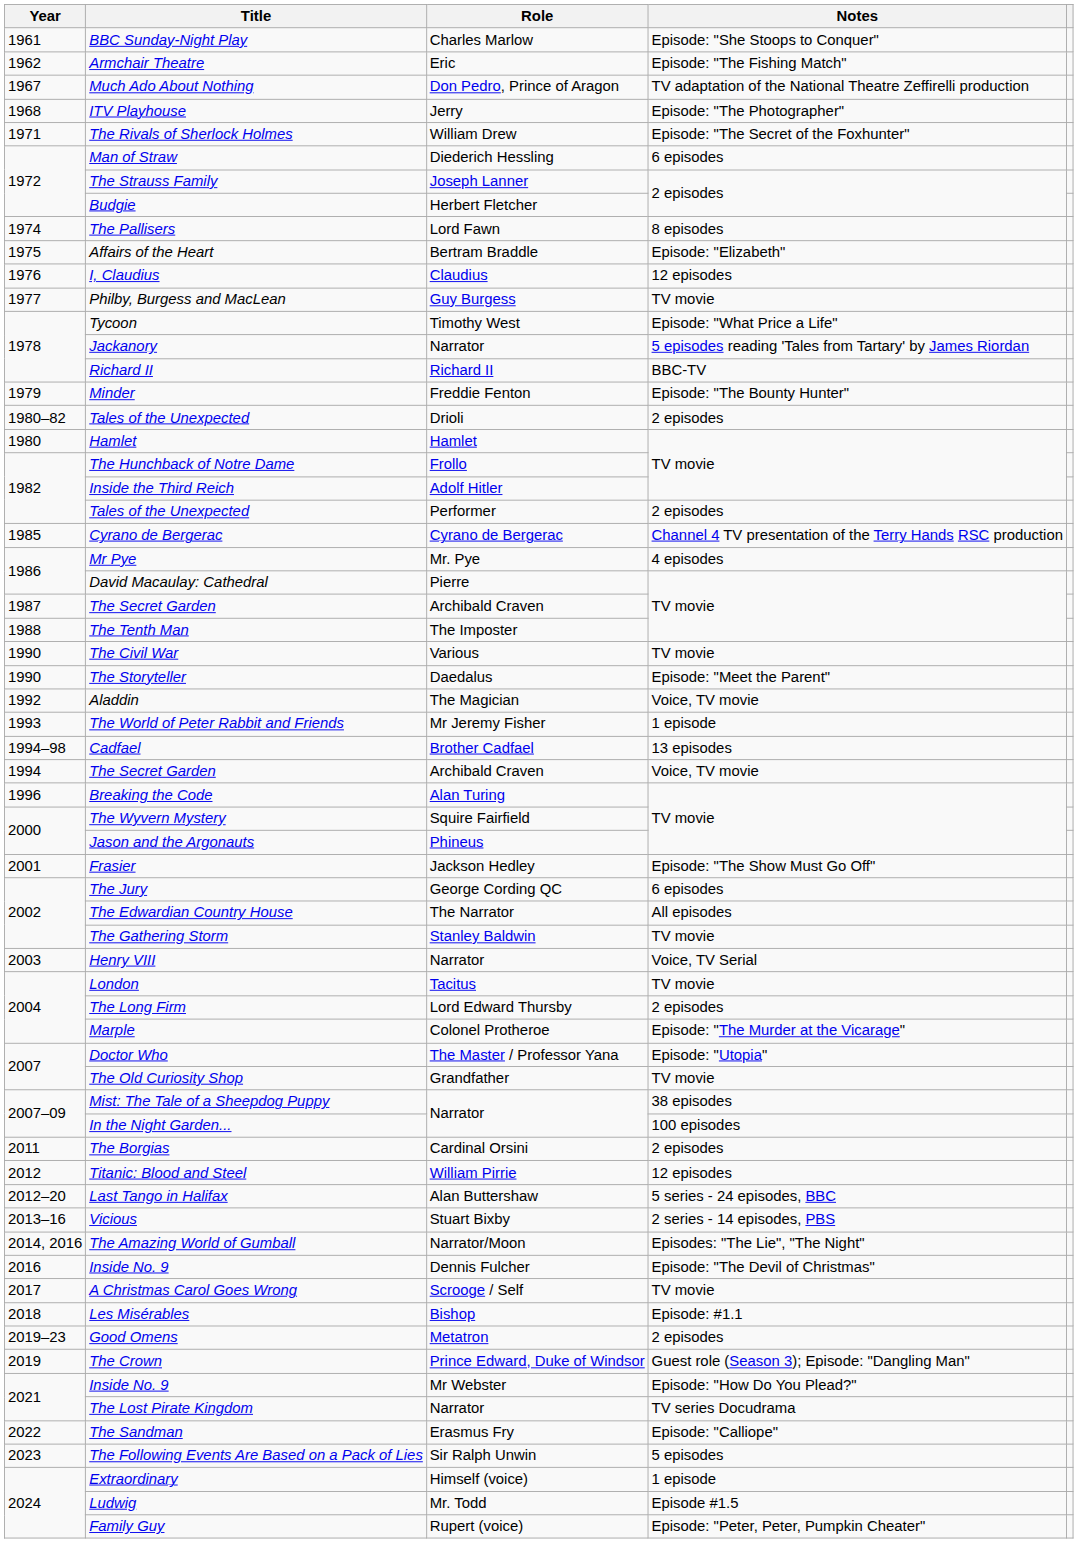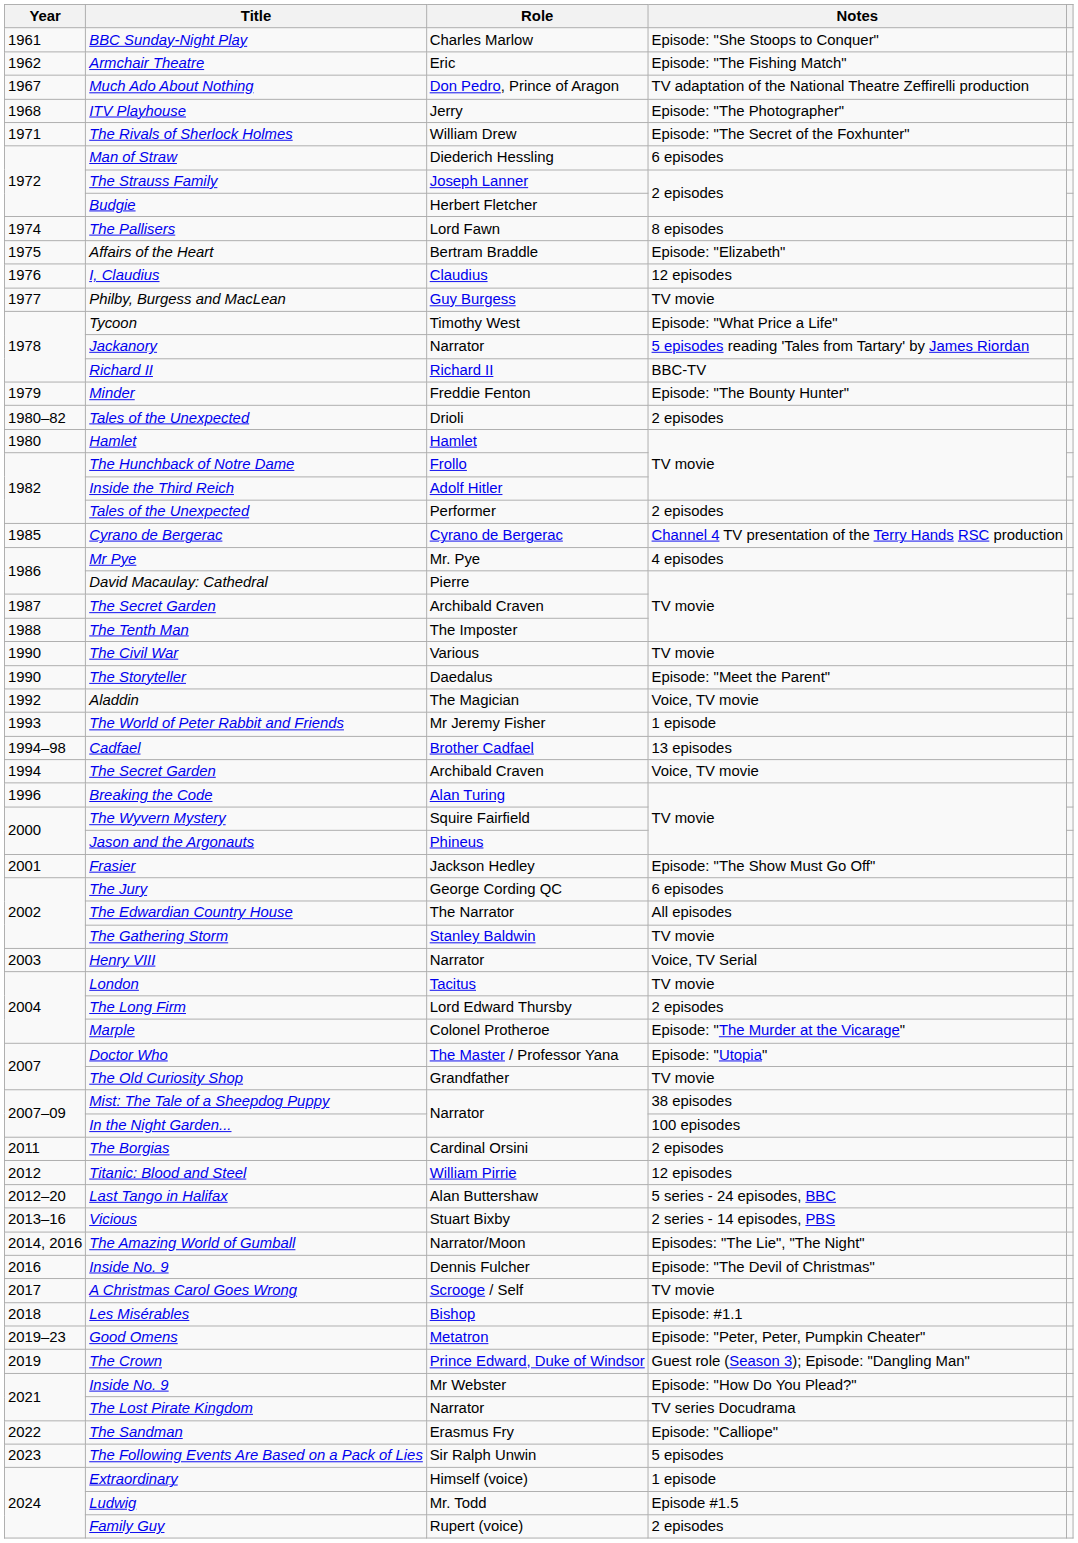(688, 1337) 2 episodes -> (788, 1337) Episode: "Peter, Peter, Pumpkin Cheater"
(788, 1526) Episode: "Peter, Peter, Pumpkin Cheater" -> (688, 1526) 2 episodes
